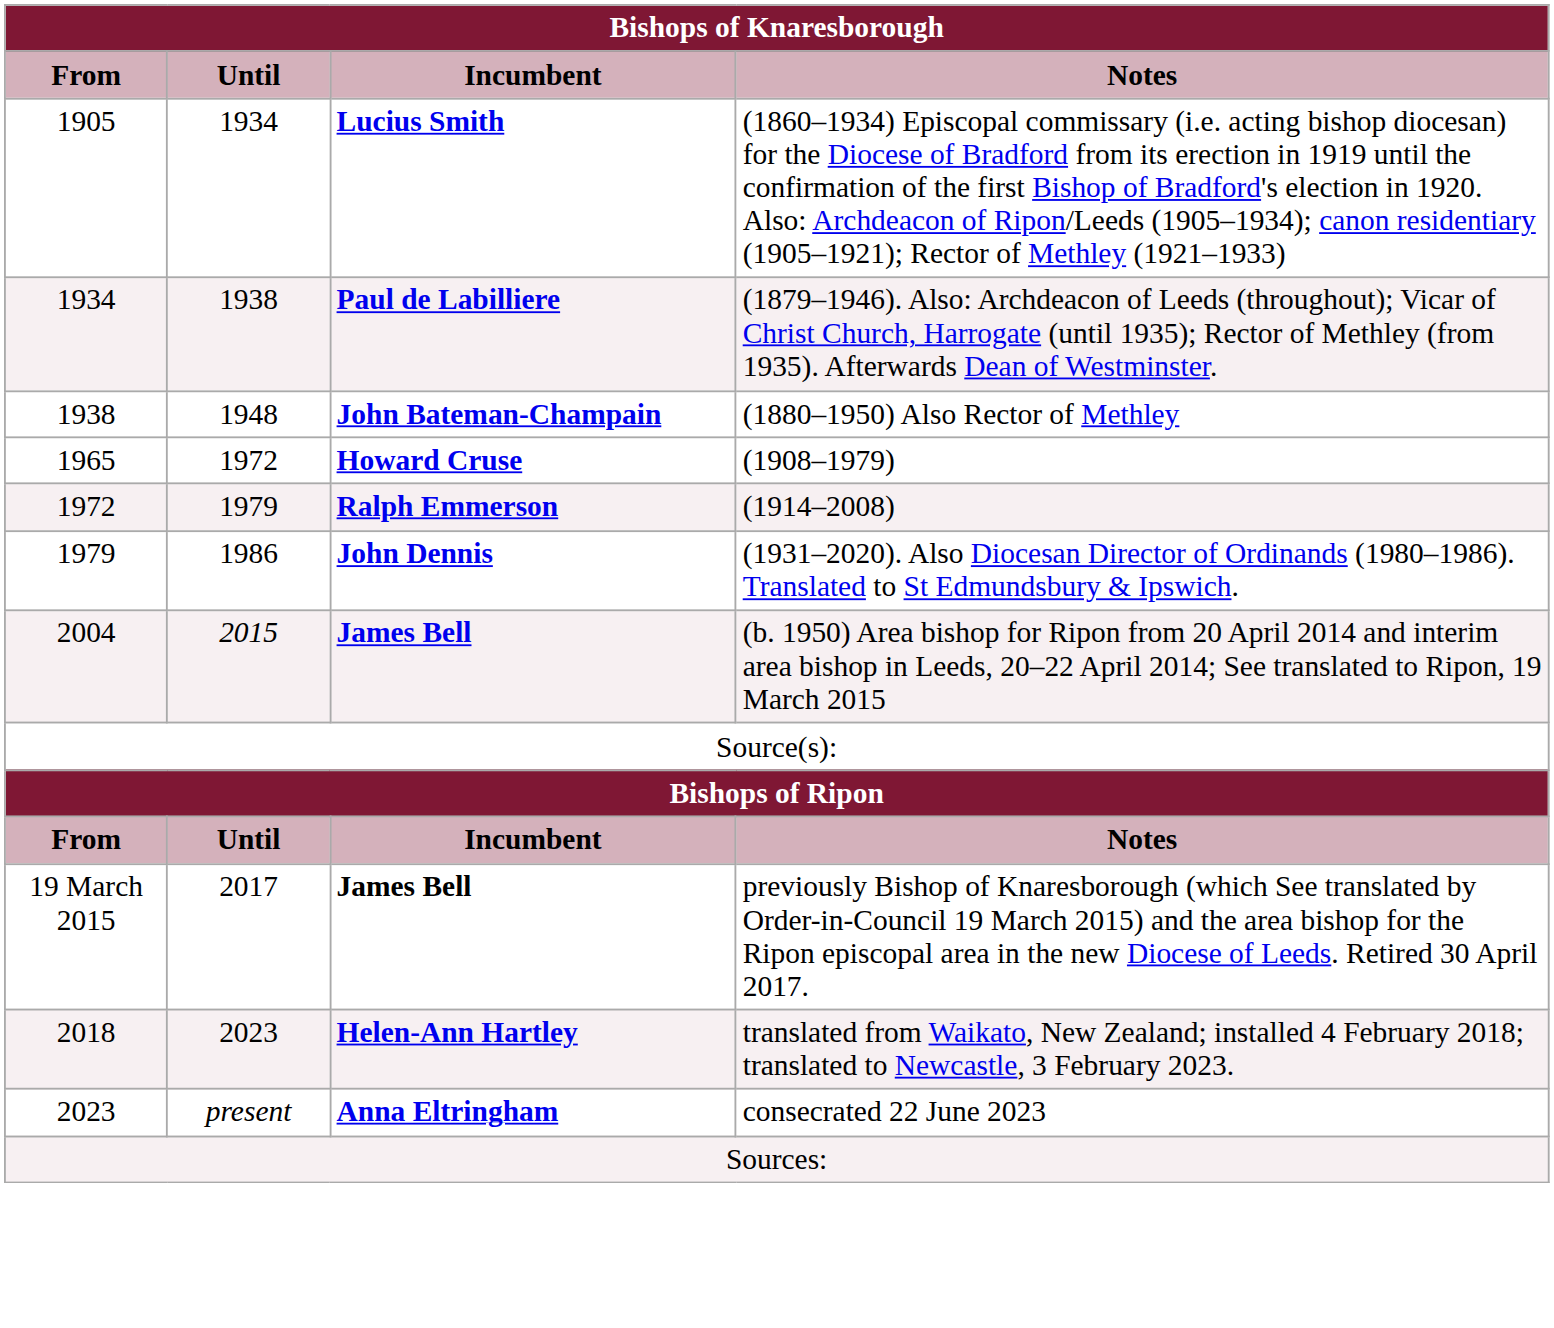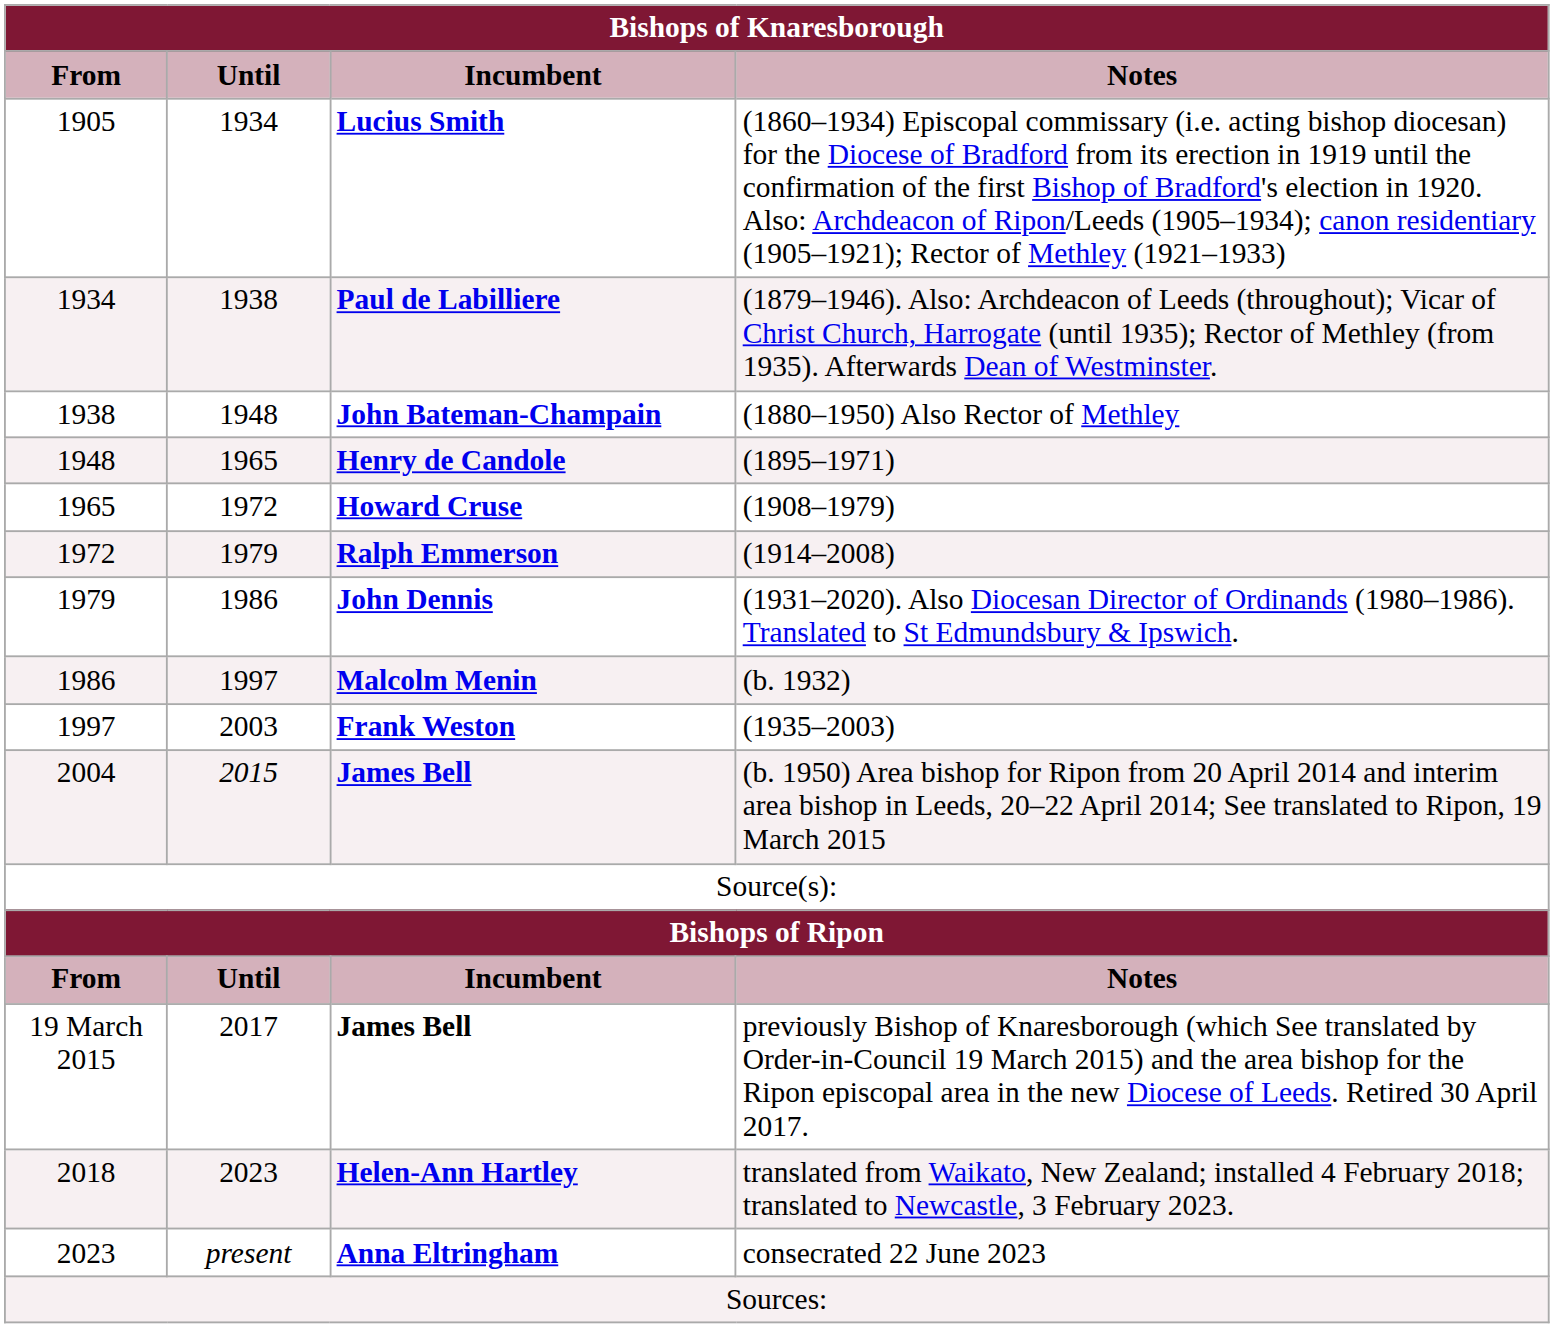+ row: (819, 460)
+ row: (797, 679)
+ row: (819, 726)
